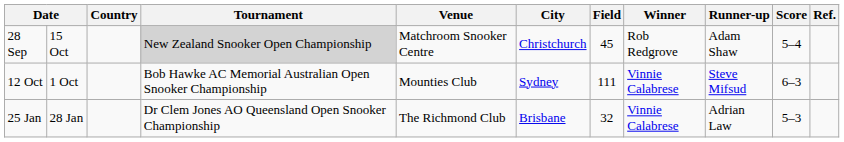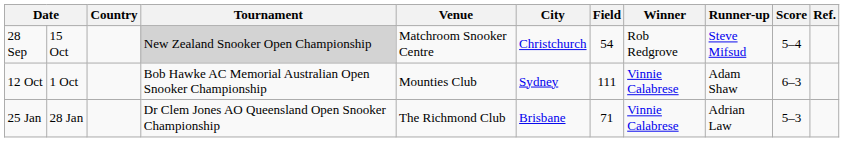(607, 44) 45 -> (607, 44) 54
(725, 44) Adam Shaw -> (727, 44) Steve Mifsud
(727, 80) Steve Mifsud -> (725, 80) Adam Shaw
(607, 117) 32 -> (607, 117) 71
